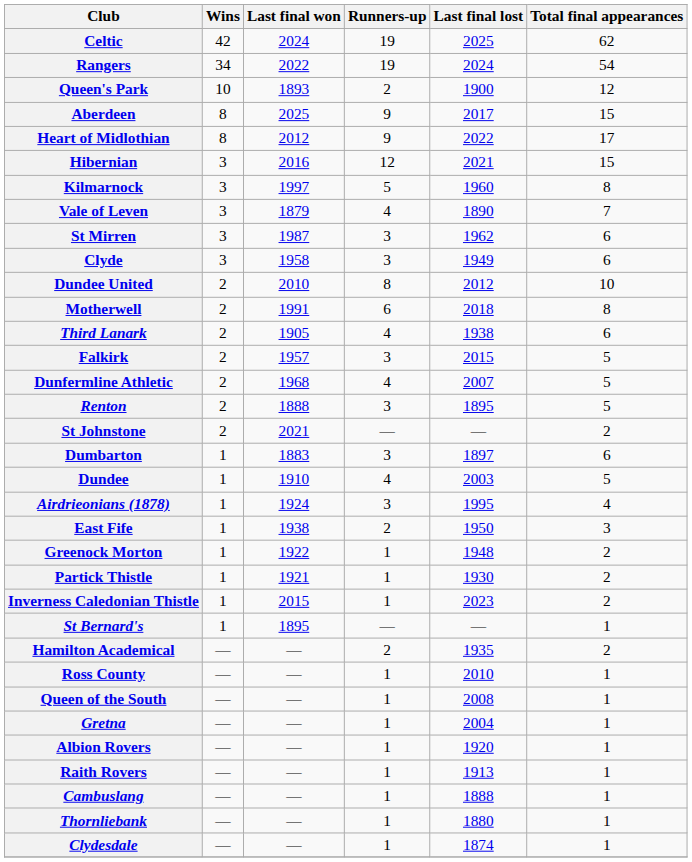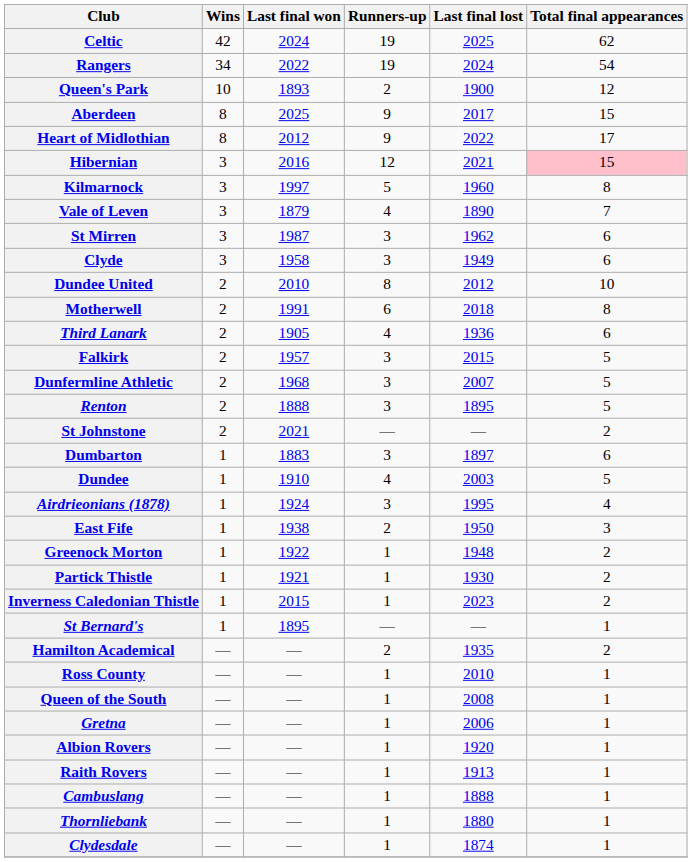(607, 162) no background -> (607, 162) pink background
(478, 333) 1938 -> (478, 333) 1936
(387, 382) 4 -> (387, 382) 3
(478, 723) 2004 -> (478, 723) 2006
